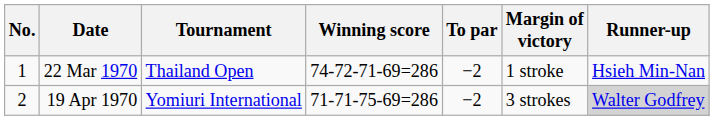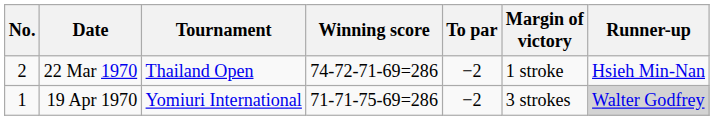(22, 70) 1 -> (22, 70) 2
(22, 100) 2 -> (22, 100) 1
